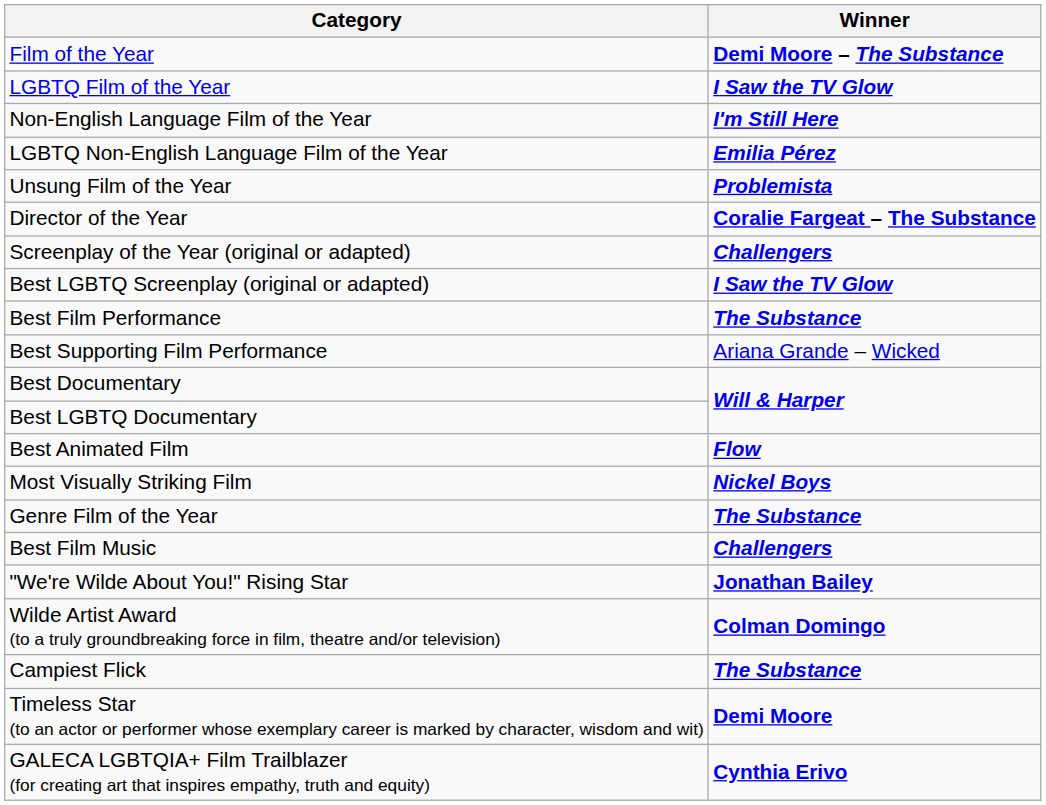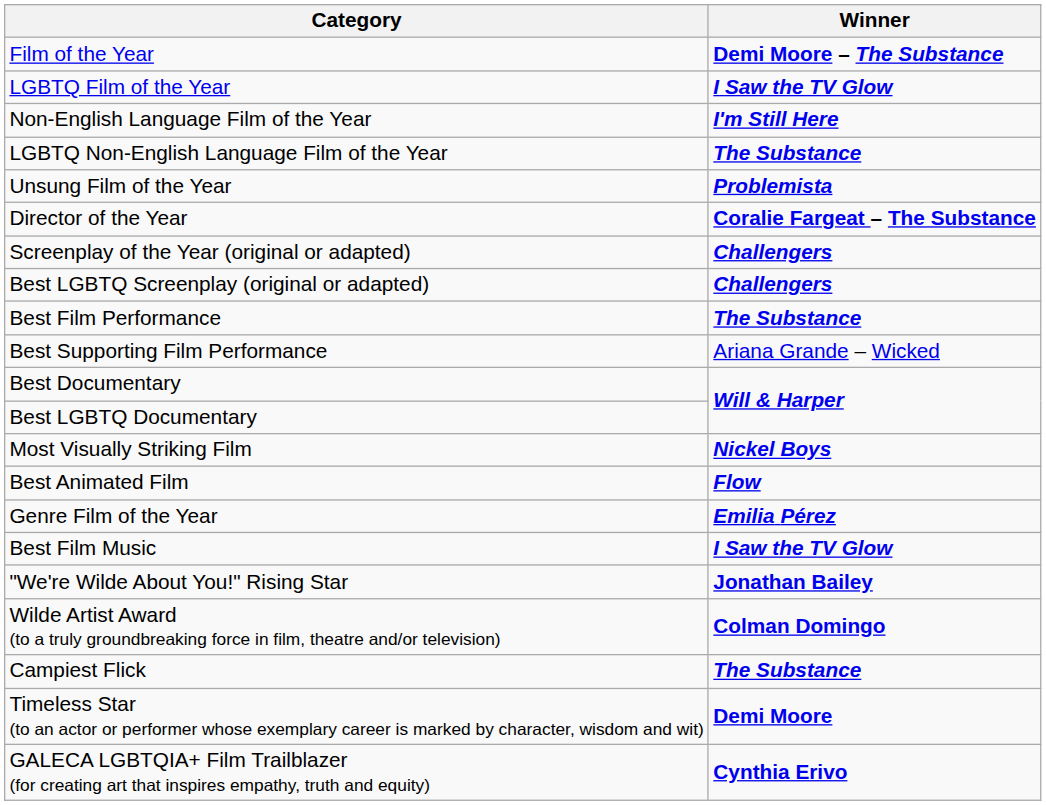(775, 152) Emilia Pérez -> (787, 152) The Substance
(803, 284) I Saw the TV Glow -> (773, 284) Challengers
rows swapped: (131, 482) <-> (99, 449)
(787, 515) The Substance -> (775, 515) Emilia Pérez
(773, 548) Challengers -> (803, 548) I Saw the TV Glow
